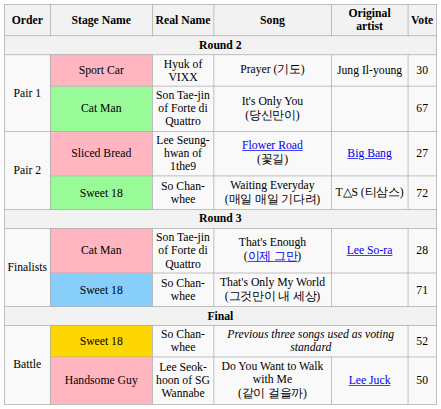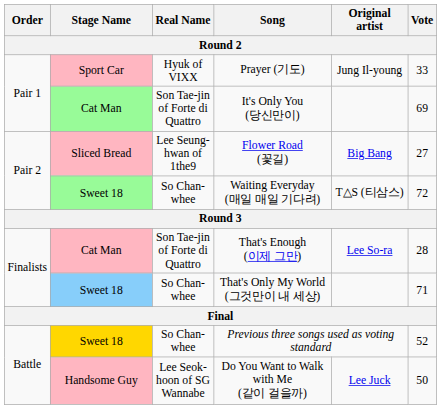(422, 70) 30 -> (422, 70) 33
(422, 108) 67 -> (422, 108) 69
